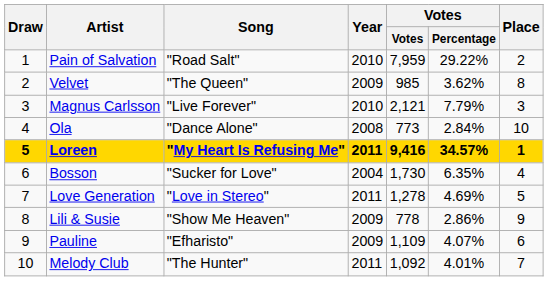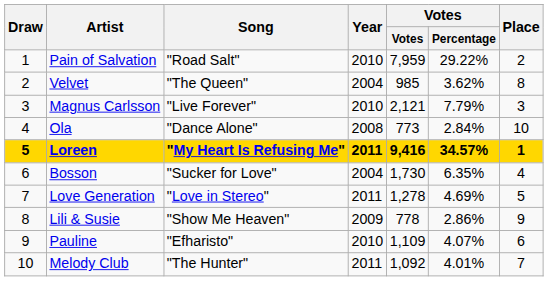(367, 83) 2009 -> (367, 83) 2004
(367, 241) 2009 -> (367, 241) 2010
